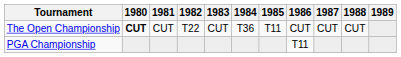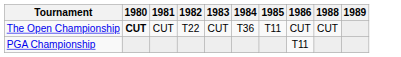- column: (328, 13)
